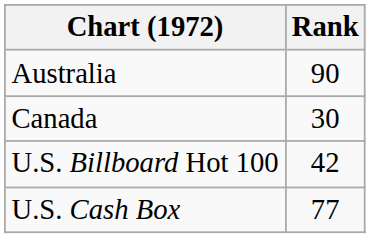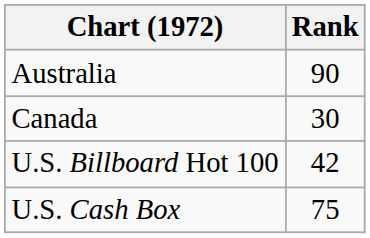(325, 208) 77 -> (325, 208) 75
